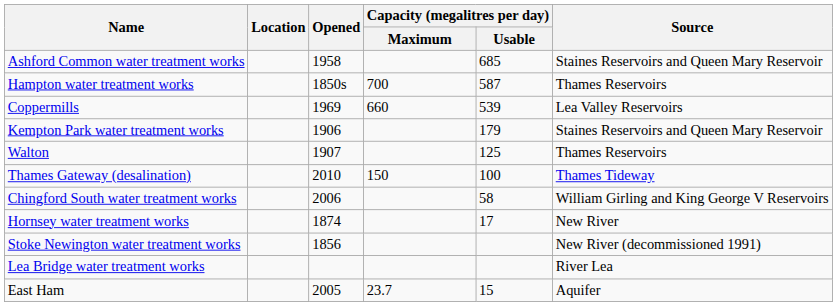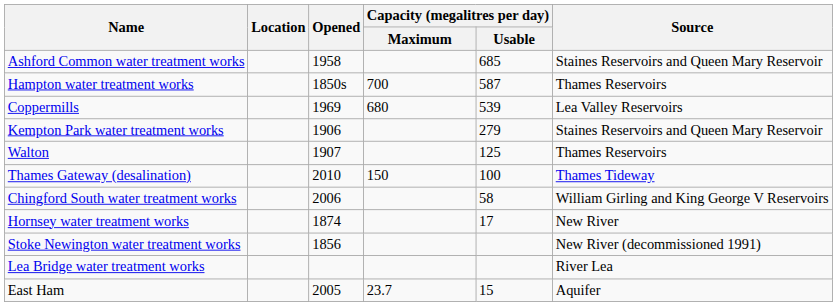(378, 107) 660 -> (378, 107) 680
(490, 130) 179 -> (490, 130) 279
